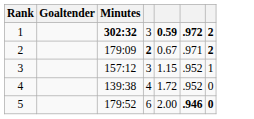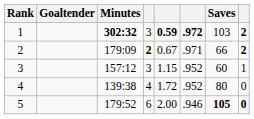+ column: (222, 13)
(192, 104) bold -> (192, 104) normal
